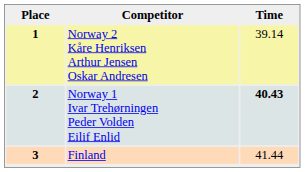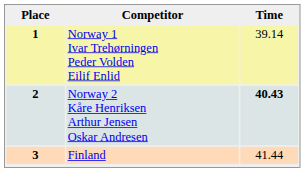(108, 54) Norway 2 Kåre Henriksen Arthur Jensen Oskar Andresen -> (113, 54) Norway 1 Ivar Trehørningen Peder Volden Eilif Enlid
(113, 115) Norway 1 Ivar Trehørningen Peder Volden Eilif Enlid -> (108, 115) Norway 2 Kåre Henriksen Arthur Jensen Oskar Andresen
